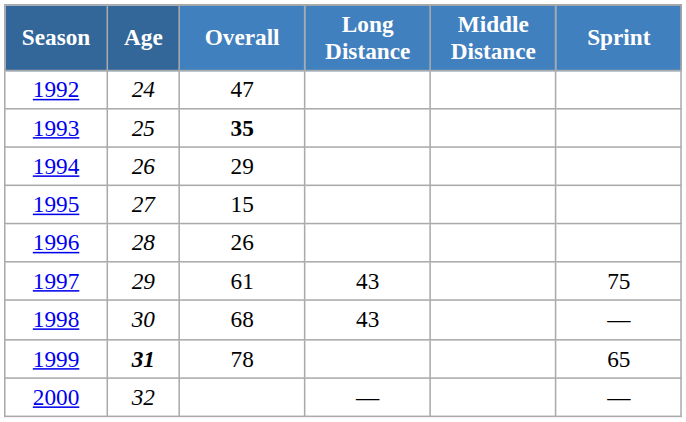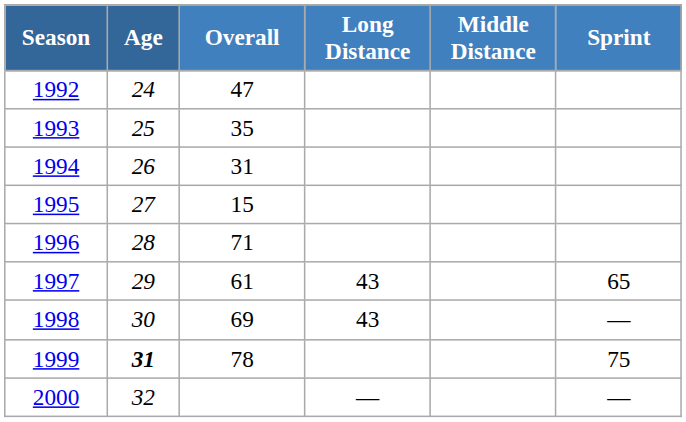(242, 128) bold -> (242, 128) normal
(242, 166) 29 -> (242, 166) 31
(242, 243) 26 -> (242, 243) 71
(619, 281) 75 -> (619, 281) 65
(242, 319) 68 -> (242, 319) 69
(619, 358) 65 -> (619, 358) 75
